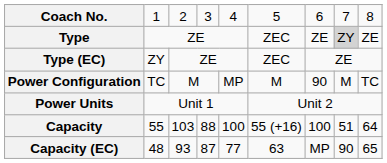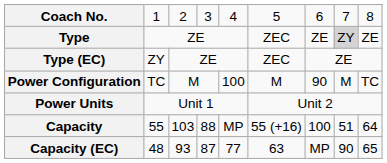(233, 82) MP -> (233, 82) 100
(233, 126) 100 -> (233, 126) MP
